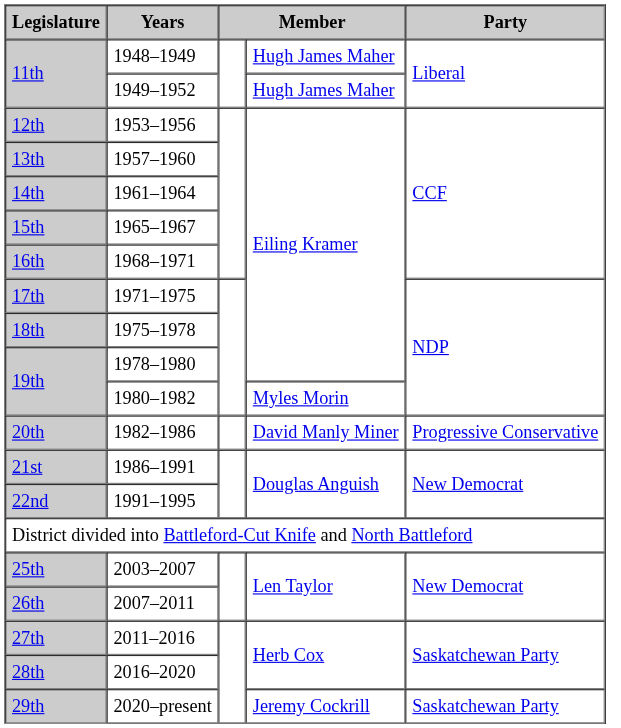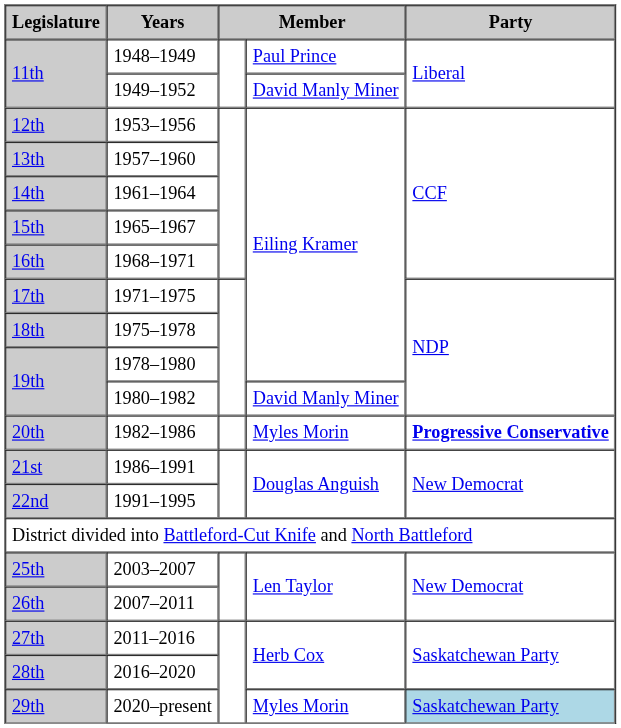(324, 56) Hugh James Maher -> (295, 56) Paul Prince
(324, 90) Hugh James Maher -> (326, 90) David Manly Miner
(301, 398) Myles Morin -> (326, 398) David Manly Miner
(326, 432) David Manly Miner -> (301, 432) Myles Morin
(505, 432) normal -> (511, 432) bold
(311, 706) Jeremy Cockrill -> (301, 706) Myles Morin
(486, 706) no background -> (486, 706) lightblue background
